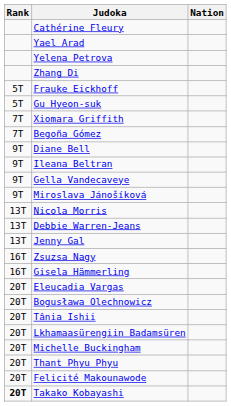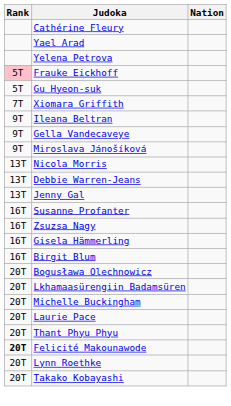- row: (56, 73)
(18, 88) no background -> (18, 73) pink background
- row: (67, 134)
- row: (62, 149)
+ row: (81, 210)
+ row: (65, 256)
- row: (79, 287)
- row: (65, 317)
+ row: (65, 317)
(18, 378) normal -> (18, 348) bold
+ row: (67, 363)
(18, 393) bold -> (18, 378) normal
